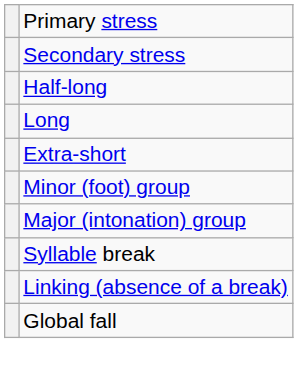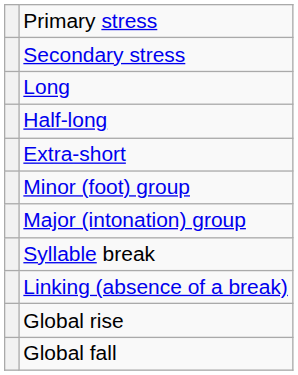rows swapped: (47, 120) <-> (65, 87)
+ row: (73, 320)
